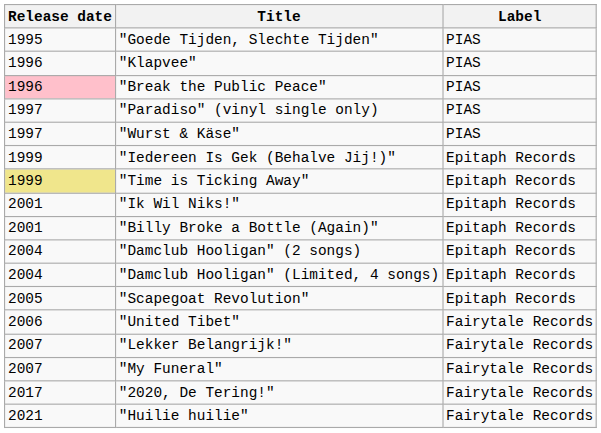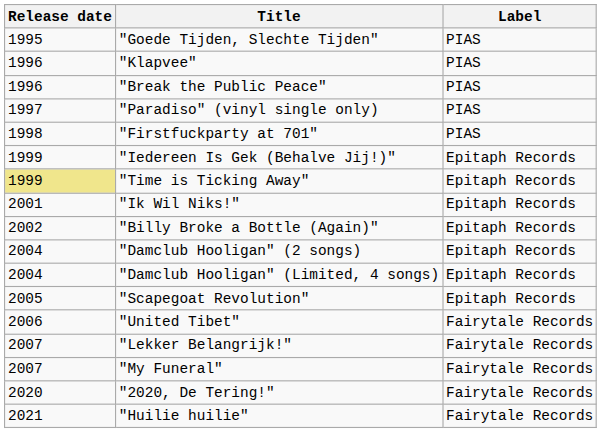(25, 87) pink background -> (25, 87) no background
- row: (179, 134)
+ row: (218, 134)
(25, 228) 2001 -> (25, 228) 2002
(25, 393) 2017 -> (25, 393) 2020
